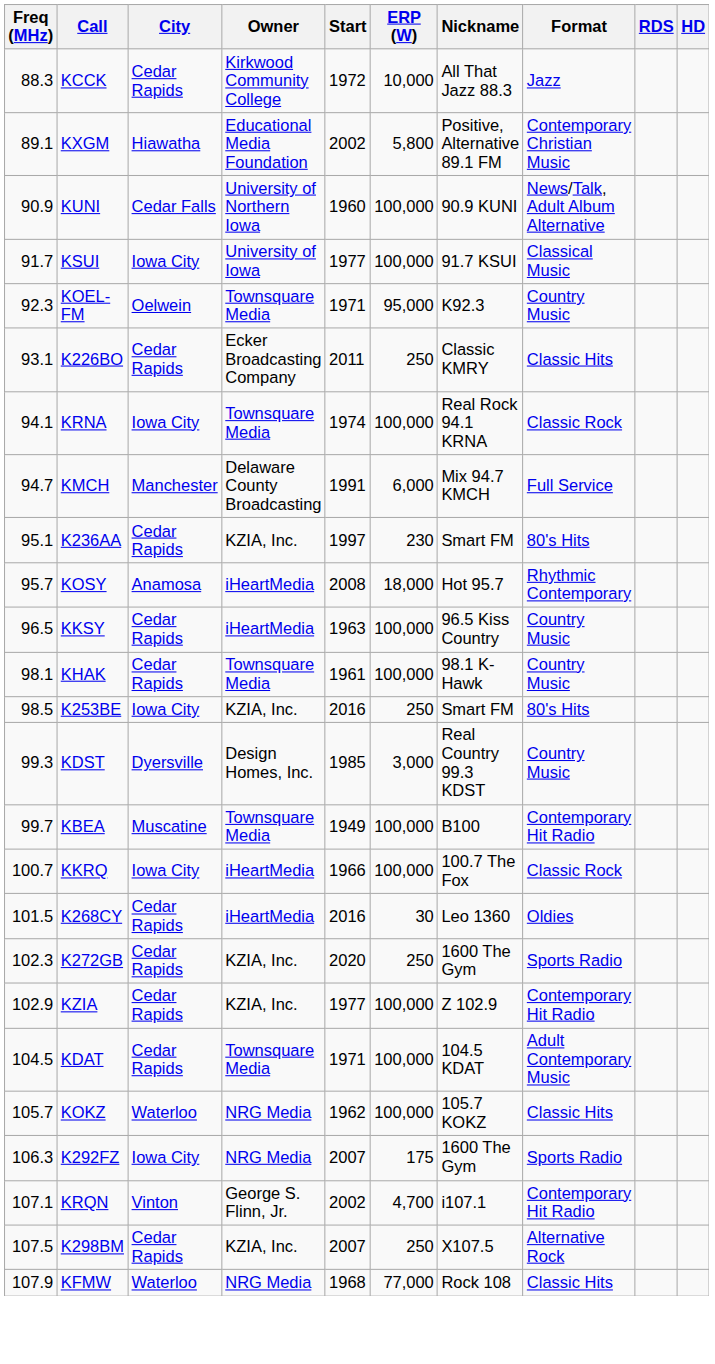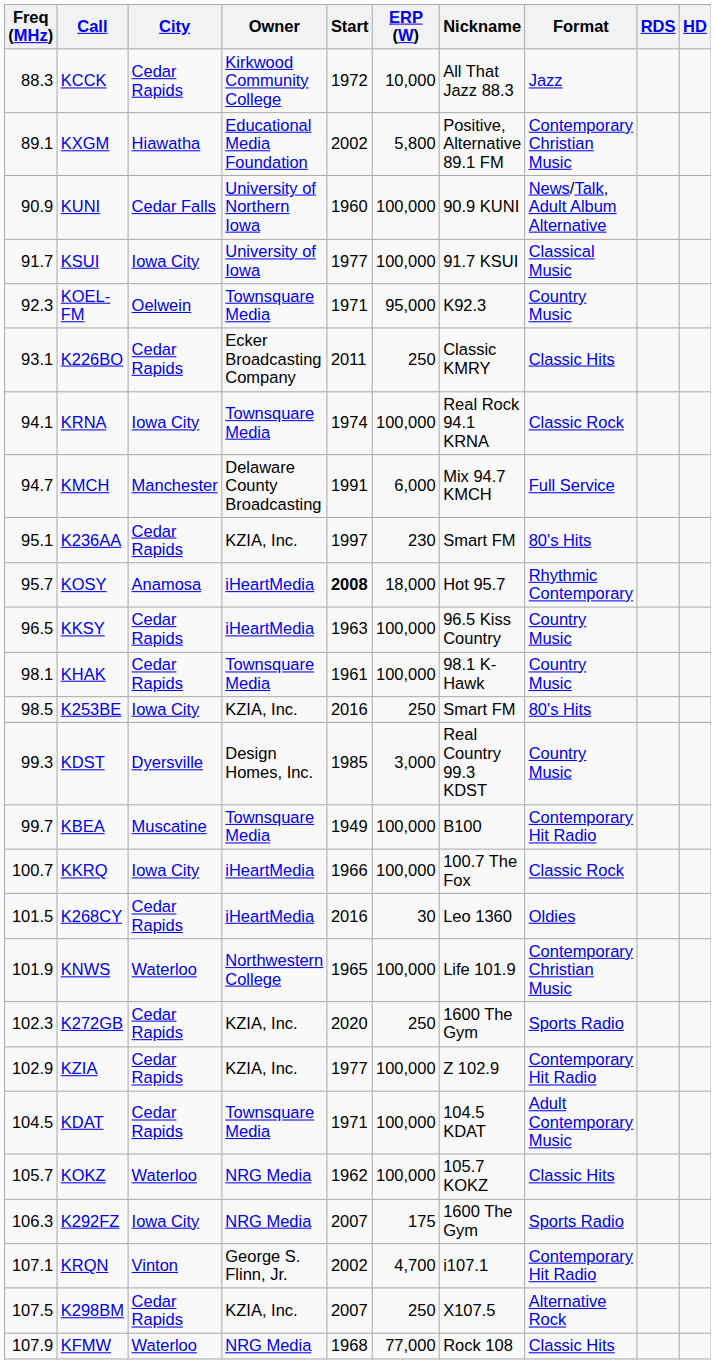(347, 584) normal -> (349, 584) bold
+ row: (85, 970)
